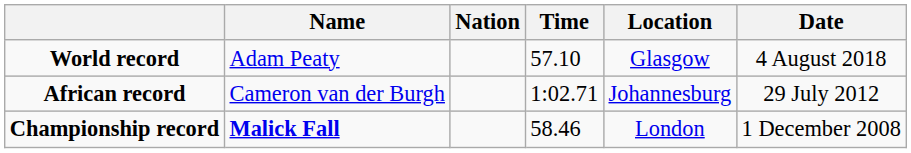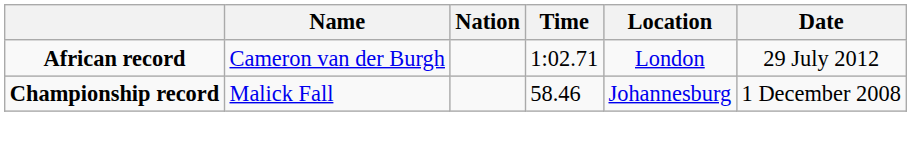- row: (115, 57)
(670, 93) Johannesburg -> (670, 57) London
(285, 128) bold -> (281, 93) normal
(670, 128) London -> (670, 93) Johannesburg
